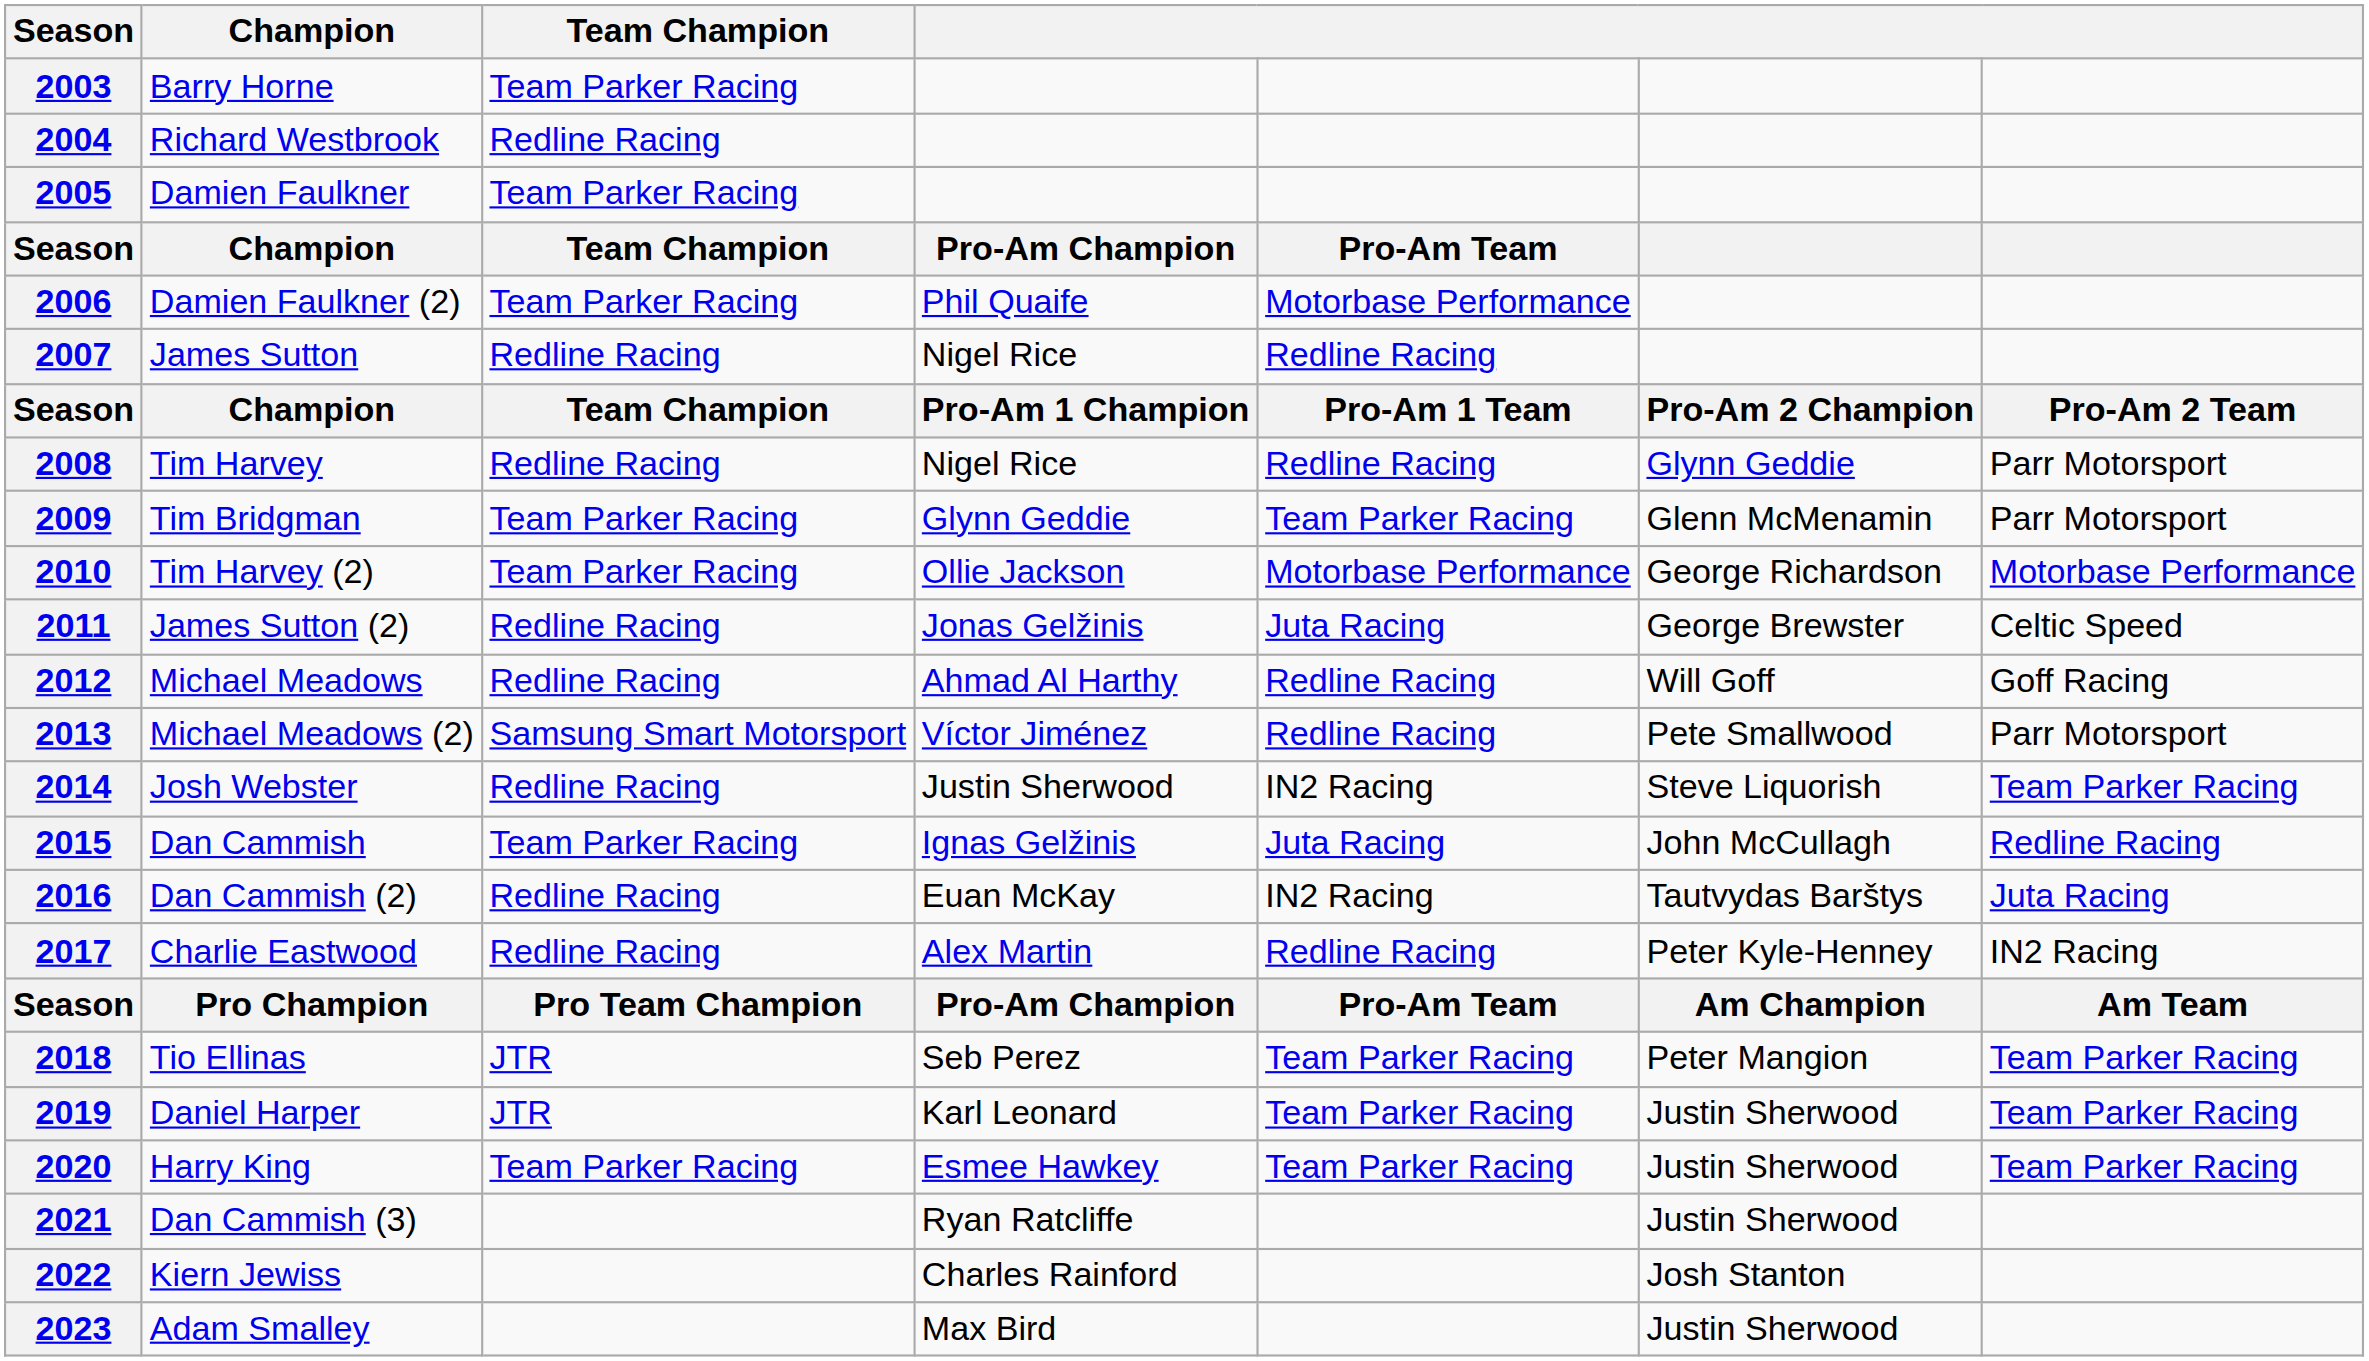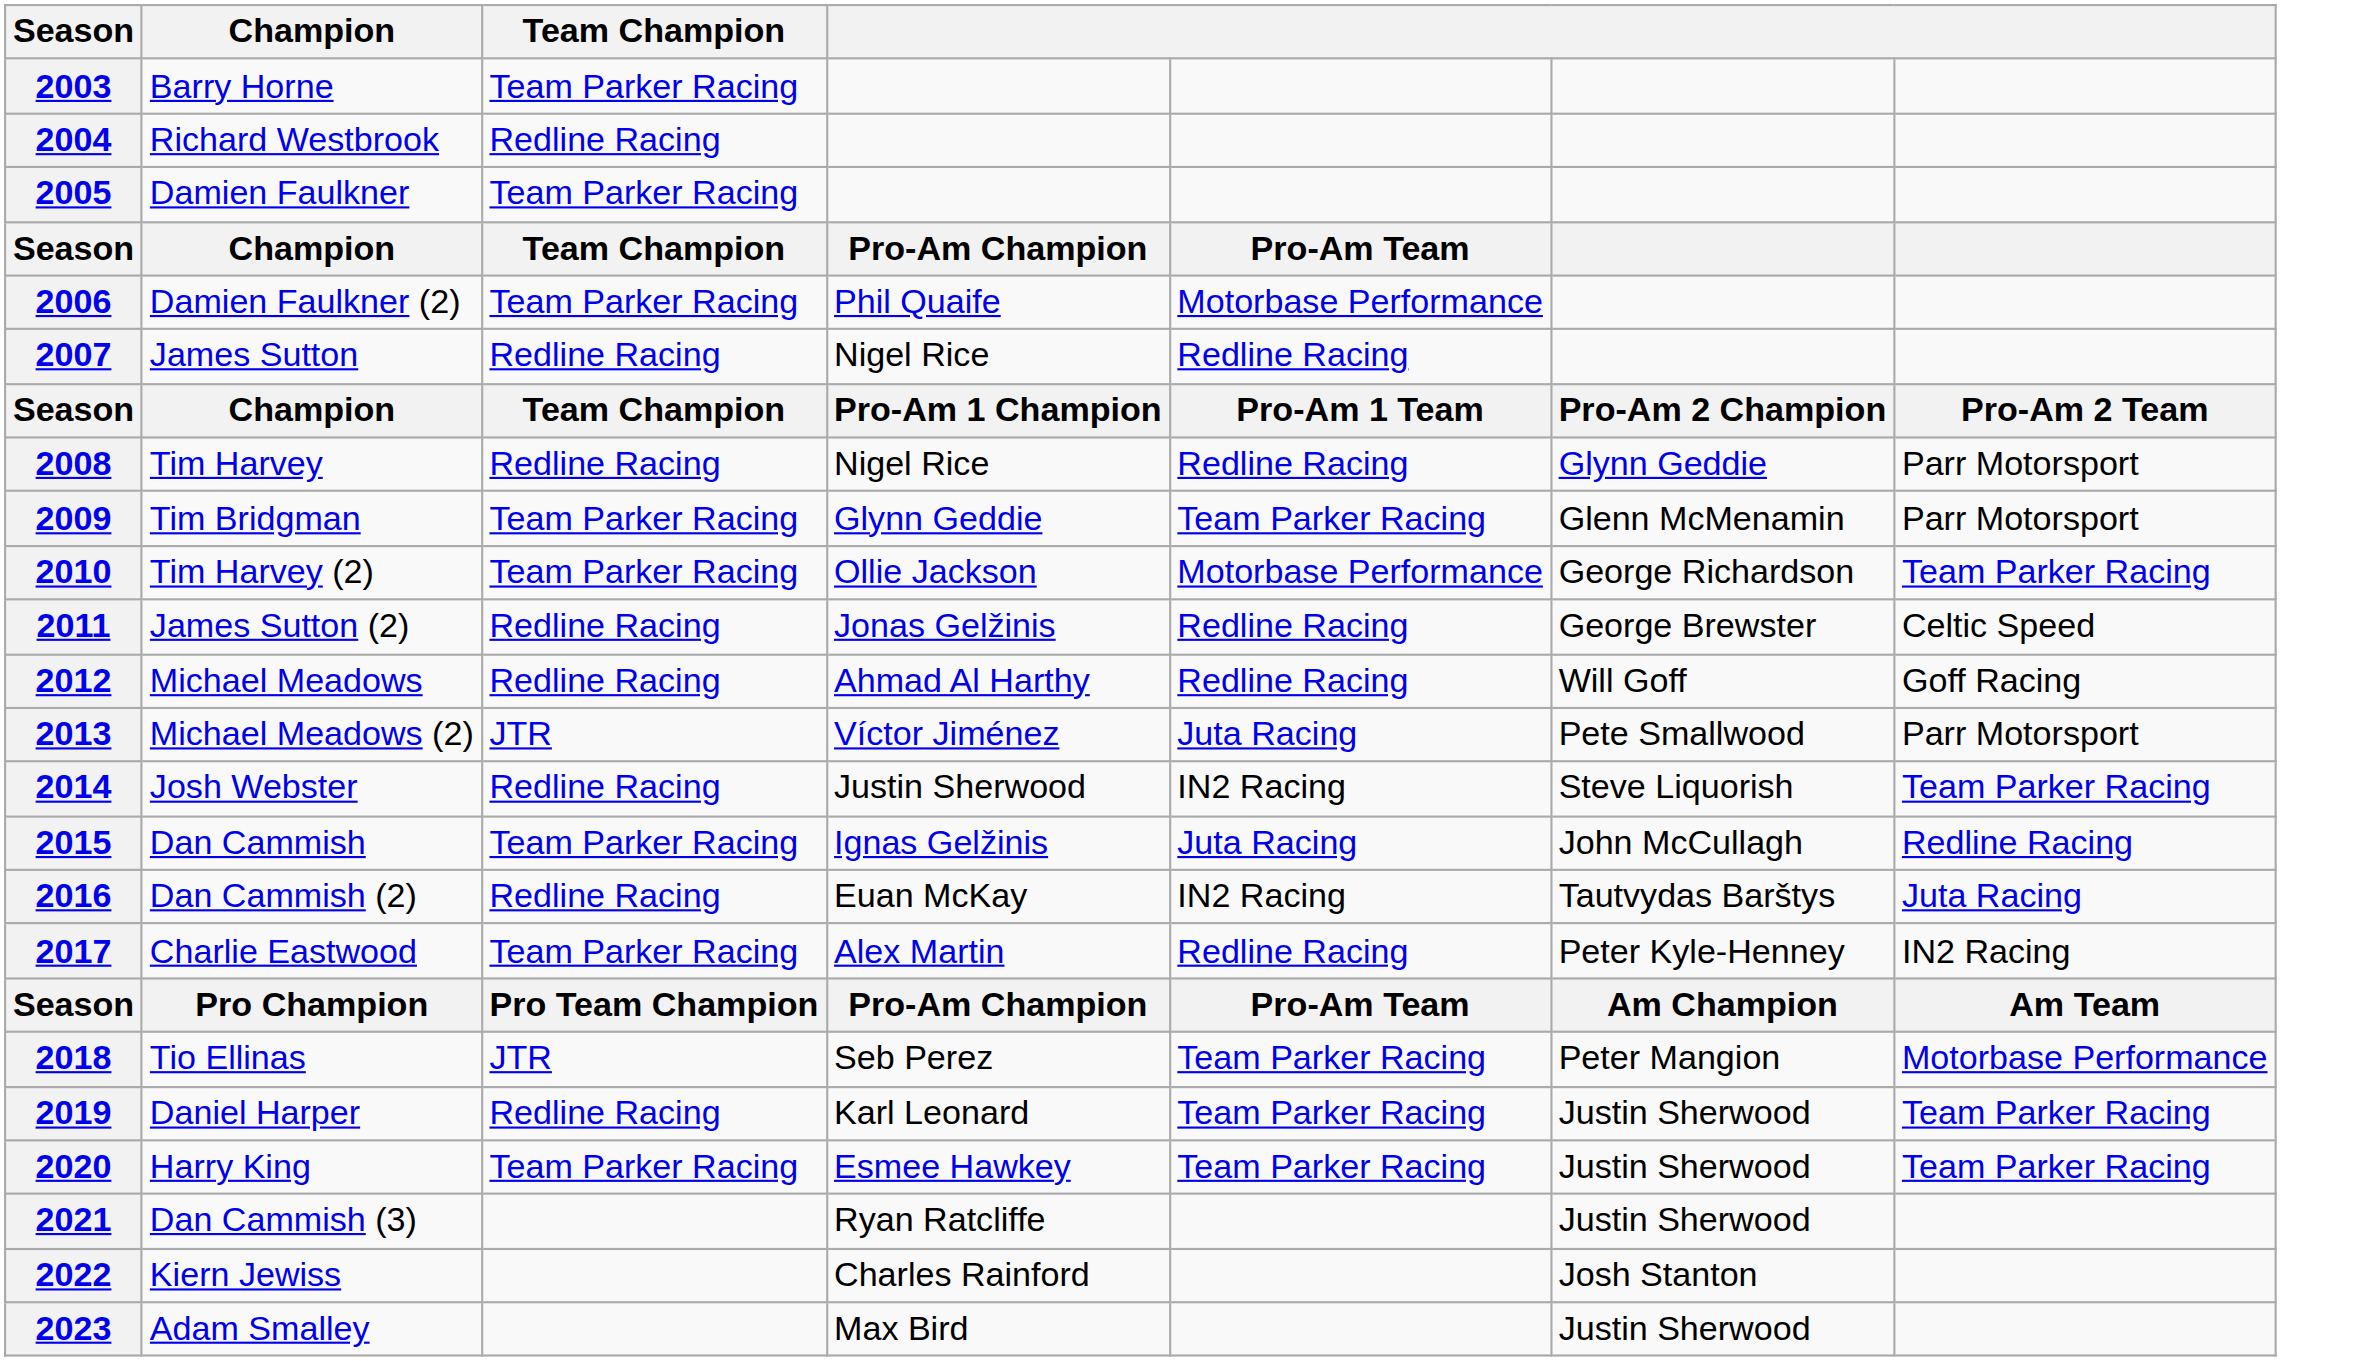(2173, 572) Motorbase Performance -> (2056, 572) Team Parker Racing
(1355, 626) Juta Racing -> (1293, 626) Redline Racing
(698, 734) Samsung Smart Motorsport -> (521, 734) JTR
(1381, 734) Redline Racing -> (1267, 734) Juta Racing
(605, 950) Redline Racing -> (644, 950) Team Parker Racing
(2144, 1058) Team Parker Racing -> (2085, 1058) Motorbase Performance
(521, 1112) JTR -> (605, 1112) Redline Racing
